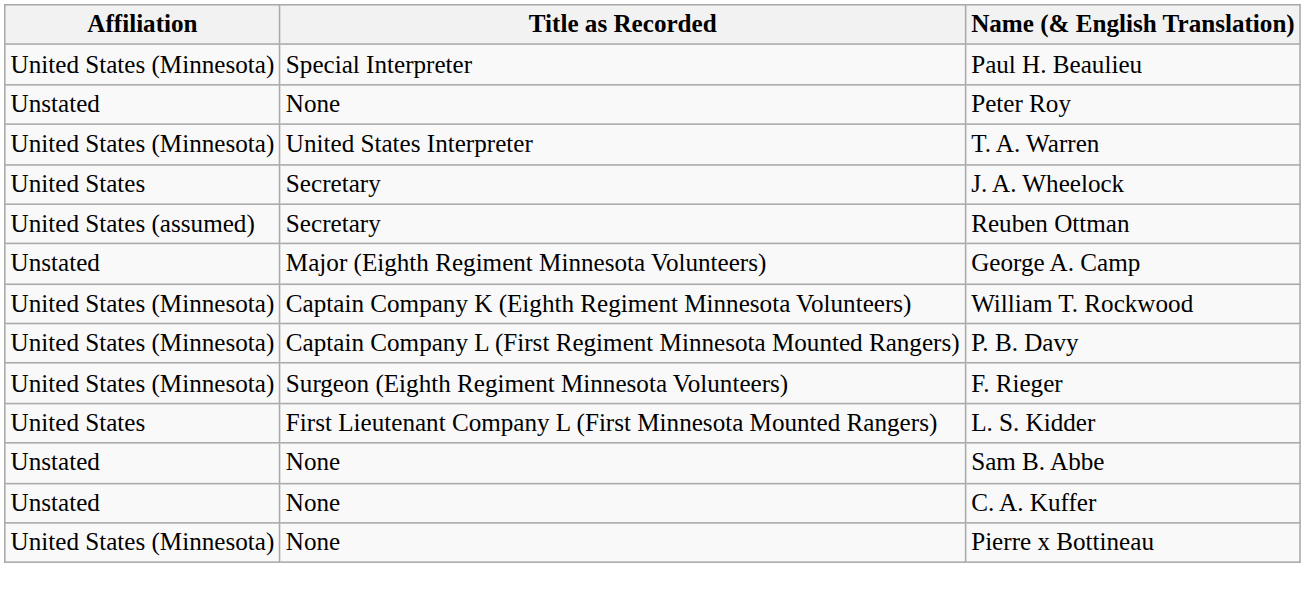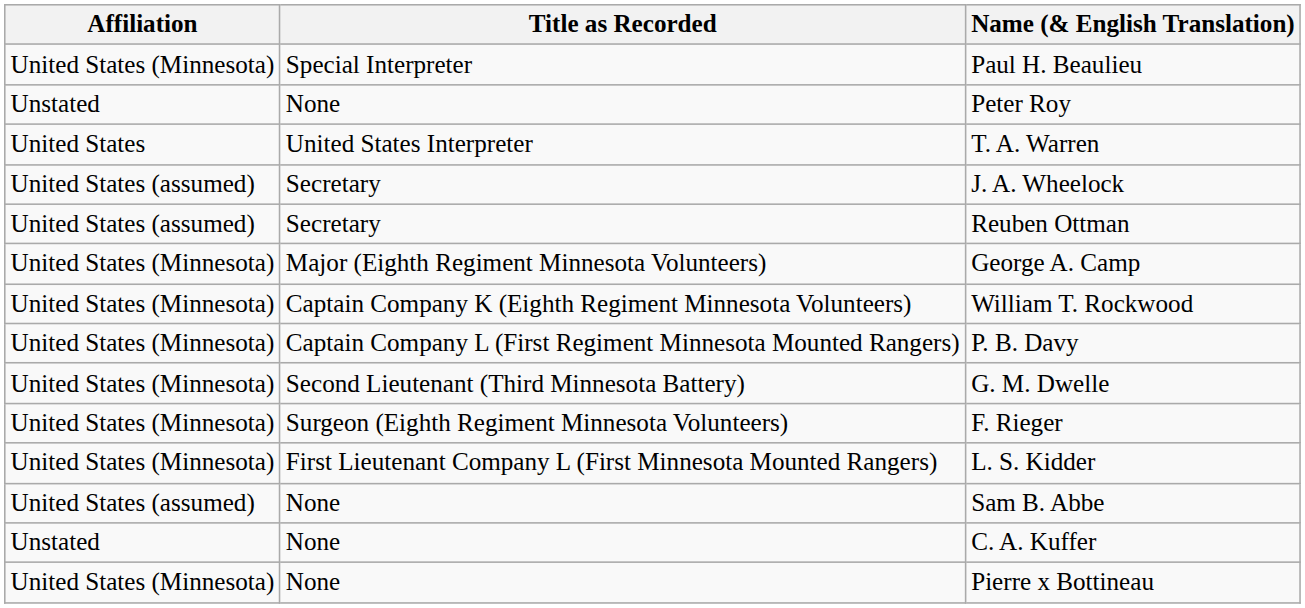(142, 143) United States (Minnesota) -> (78, 143) United States
(78, 183) United States -> (133, 183) United States (assumed)
(55, 263) Unstated -> (142, 263) United States (Minnesota)
+ row: (1040, 382)
(78, 422) United States -> (142, 462) United States (Minnesota)
(55, 462) Unstated -> (133, 502) United States (assumed)
